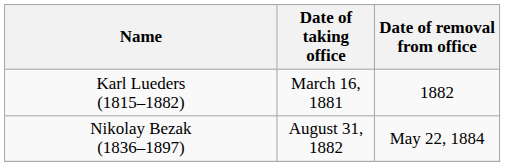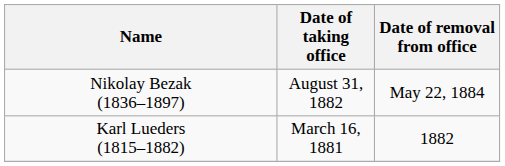rows swapped: (141, 92) <-> (141, 138)
